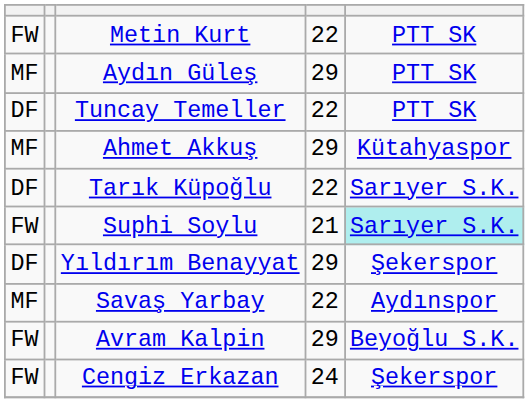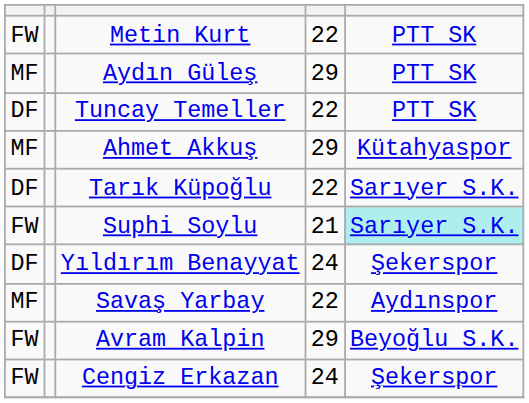(325, 264) 29 -> (325, 264) 24
